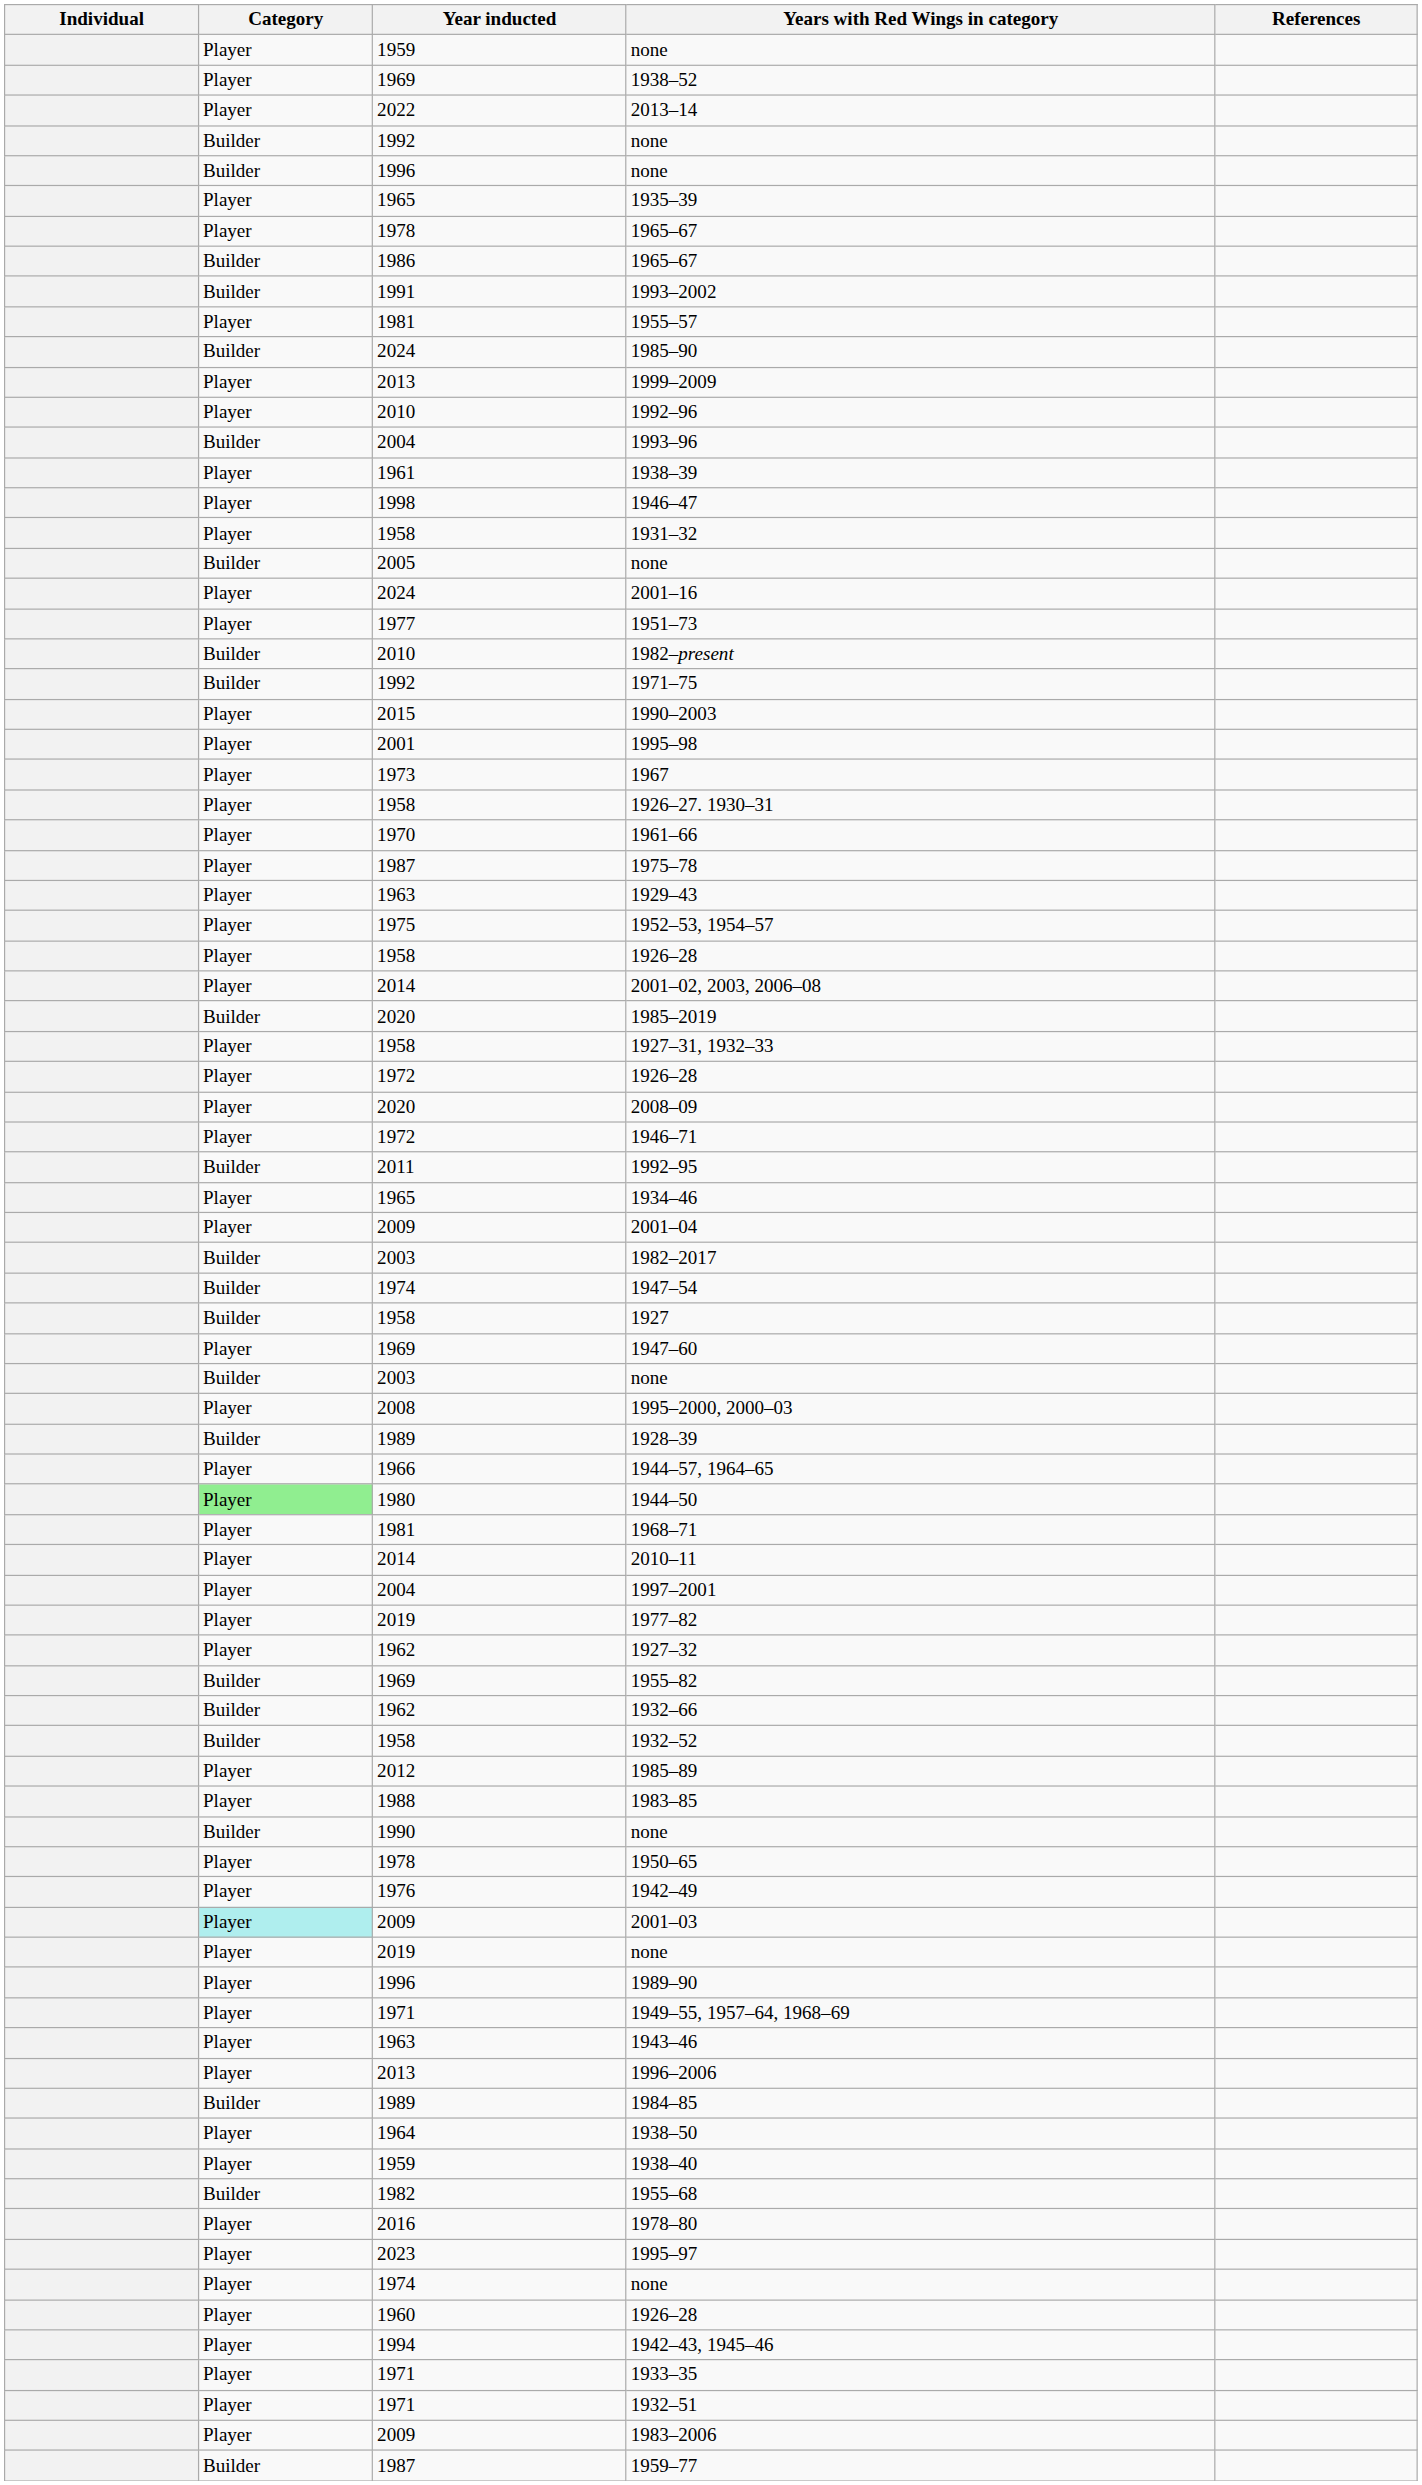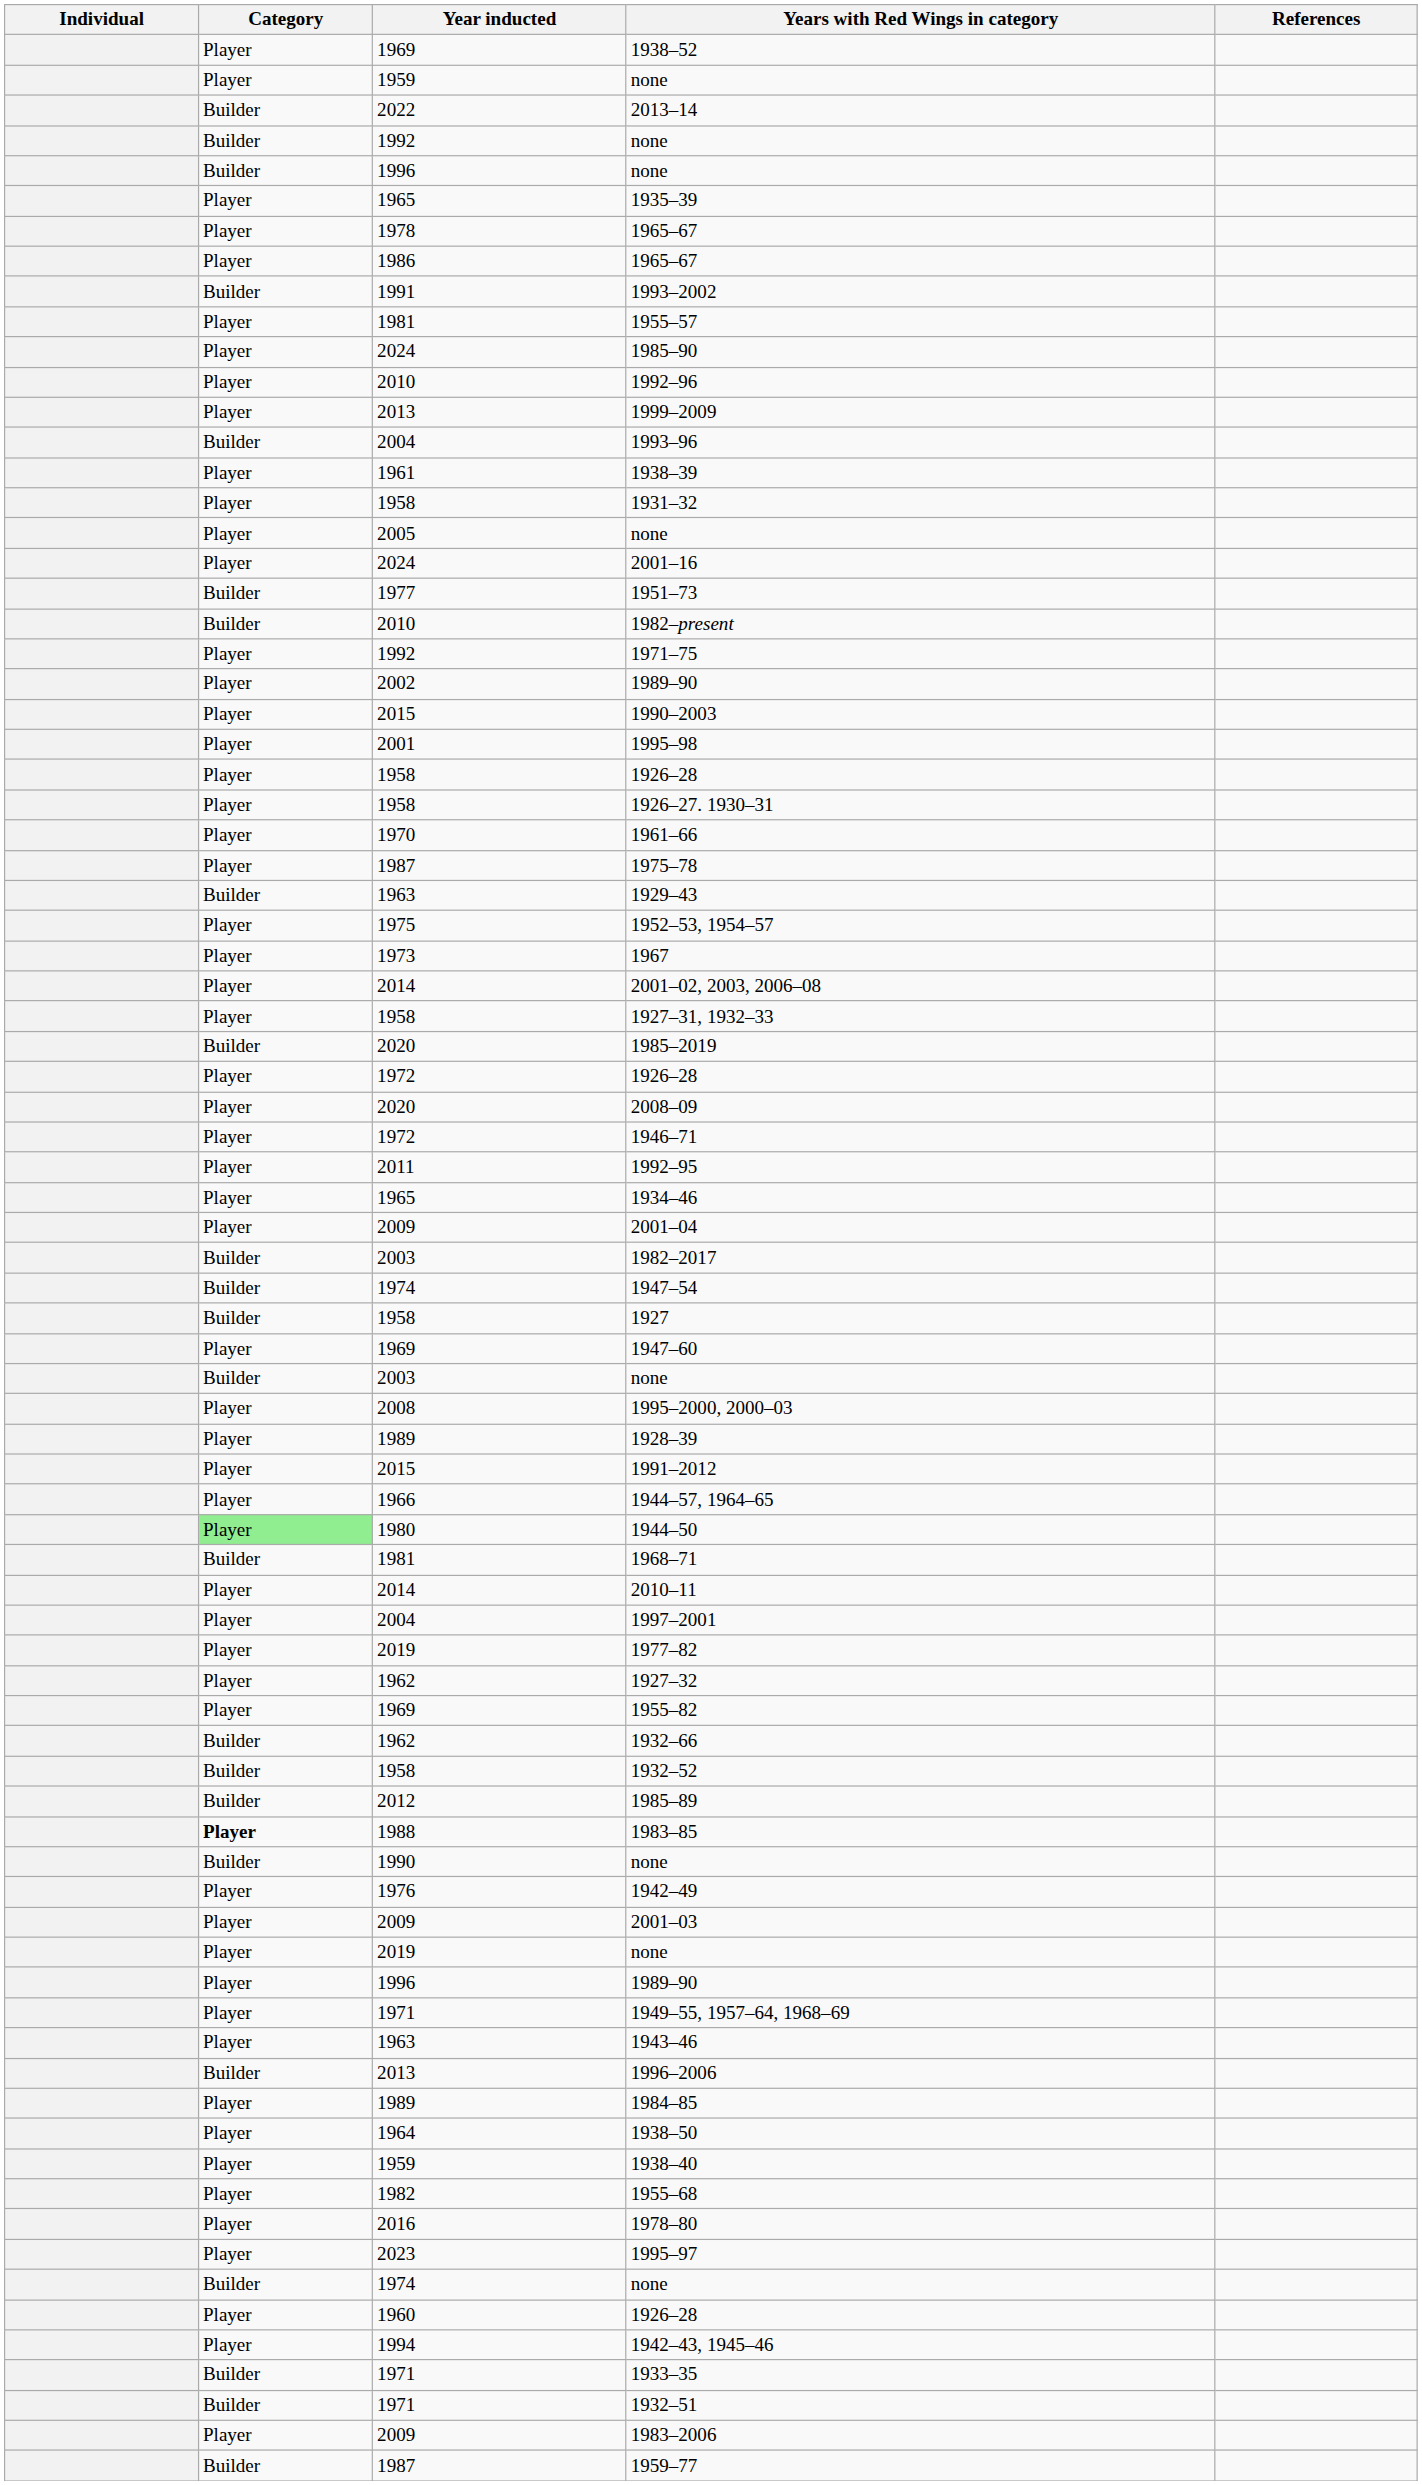rows swapped: (396, 79) <-> (396, 49)
(227, 110) Player -> (232, 110) Builder
(232, 261) Builder -> (227, 261) Player
(232, 351) Builder -> (227, 351) Player
rows swapped: (396, 381) <-> (396, 412)
- row: (396, 502)
(232, 563) Builder -> (227, 532) Player
(227, 623) Player -> (232, 593) Builder
(232, 683) Builder -> (227, 653) Player
+ row: (396, 683)
rows swapped: (396, 955) <-> (396, 774)
(227, 895) Player -> (232, 895) Builder
rows swapped: (396, 1046) <-> (396, 1016)
(232, 1167) Builder -> (227, 1167) Player
(232, 1438) Builder -> (227, 1438) Player
+ row: (396, 1469)
(227, 1529) Player -> (232, 1559) Builder
(232, 1680) Builder -> (227, 1710) Player
(227, 1770) Player -> (232, 1801) Builder
(227, 1801) normal -> (229, 1831) bold
- row: (396, 1861)
(227, 1921) paleturquoise background -> (227, 1921) no background
(227, 2072) Player -> (232, 2072) Builder
(232, 2103) Builder -> (227, 2103) Player
(232, 2193) Builder -> (227, 2193) Player
(227, 2284) Player -> (232, 2284) Builder
(227, 2374) Player -> (232, 2374) Builder
(227, 2405) Player -> (232, 2405) Builder
